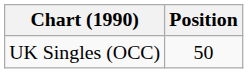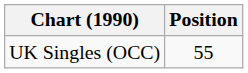(204, 51) 50 -> (204, 51) 55
